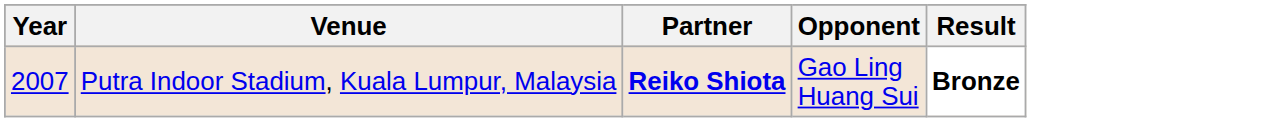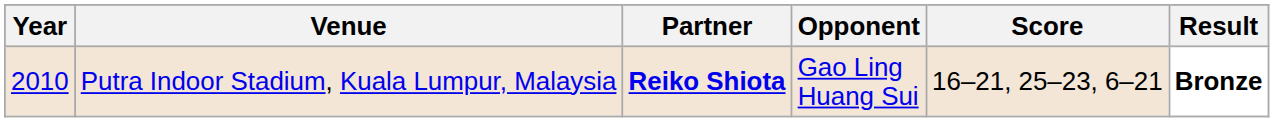+ column: (1047, 26)
(40, 81) 2007 -> (40, 81) 2010
